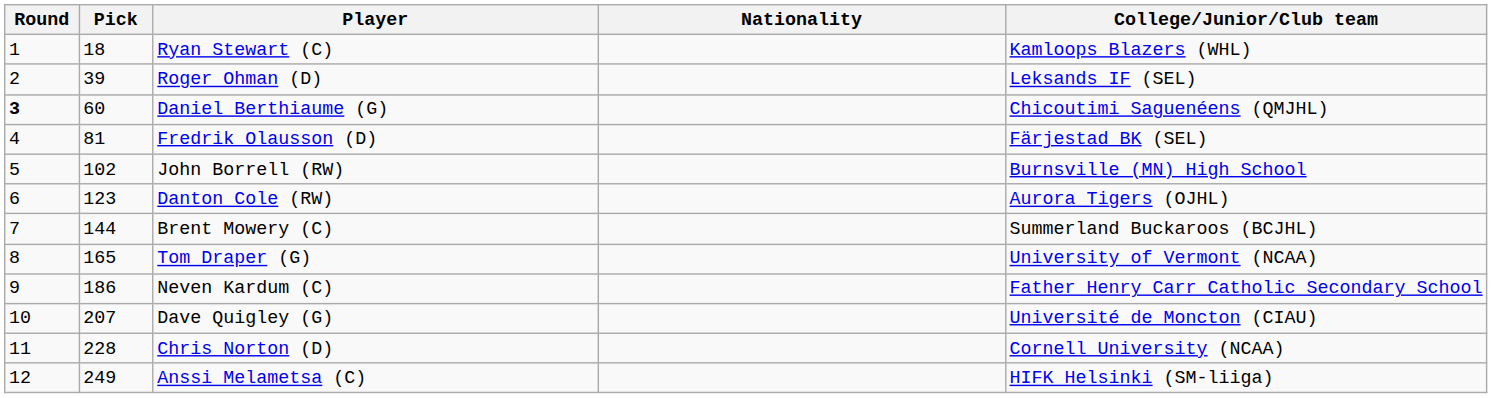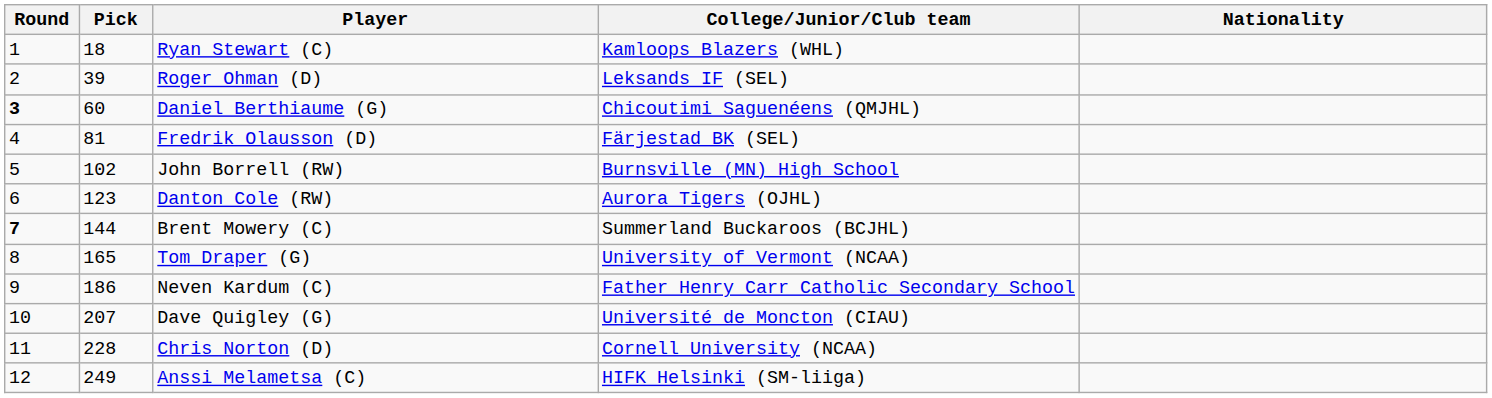columns swapped: (801, 20) <-> (1246, 20)
(15, 229) normal -> (15, 229) bold
